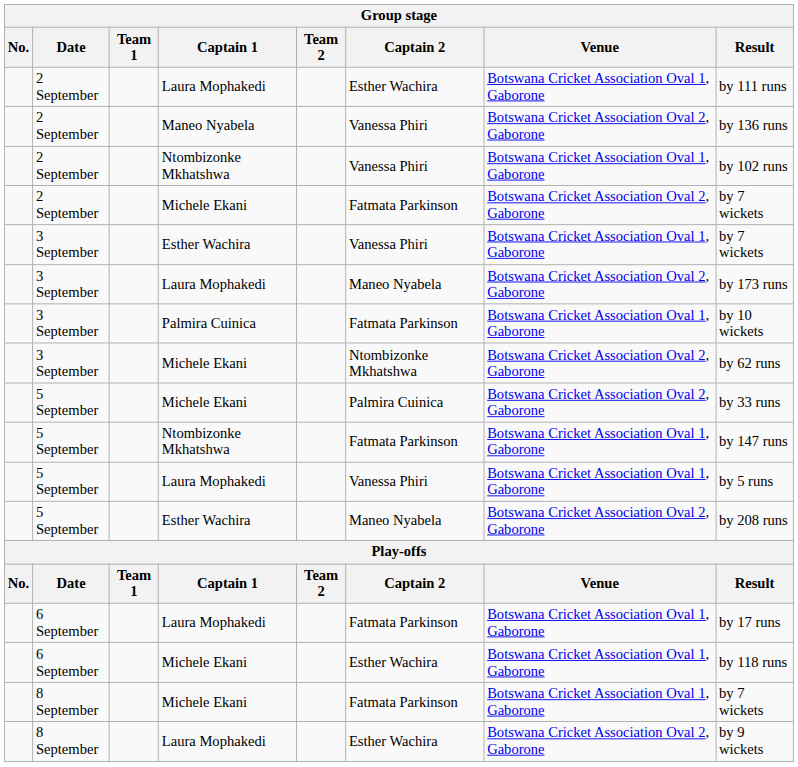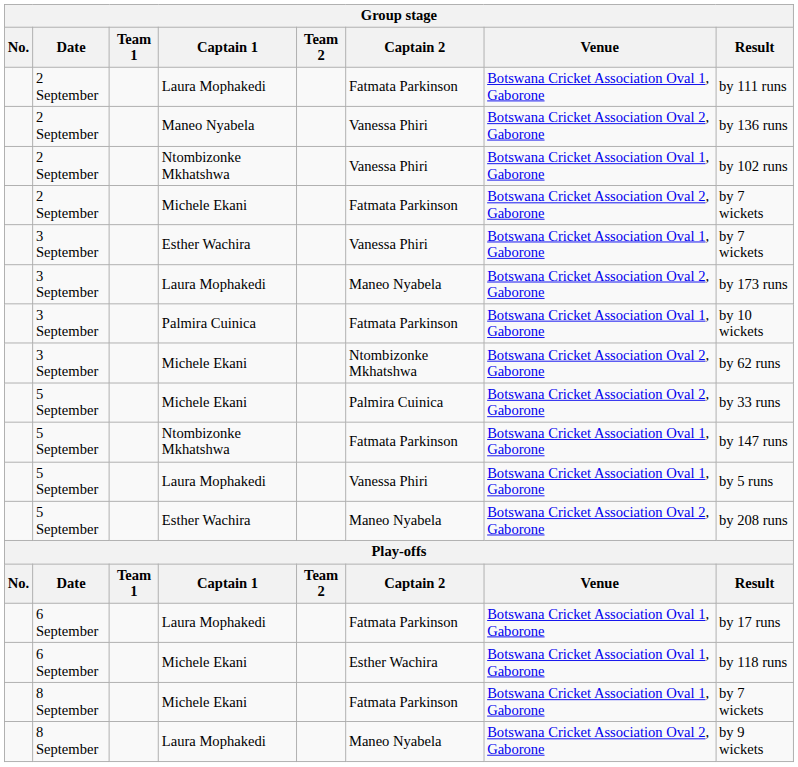(393, 86) Esther Wachira -> (403, 86) Fatmata Parkinson
(393, 741) Esther Wachira -> (395, 741) Maneo Nyabela
